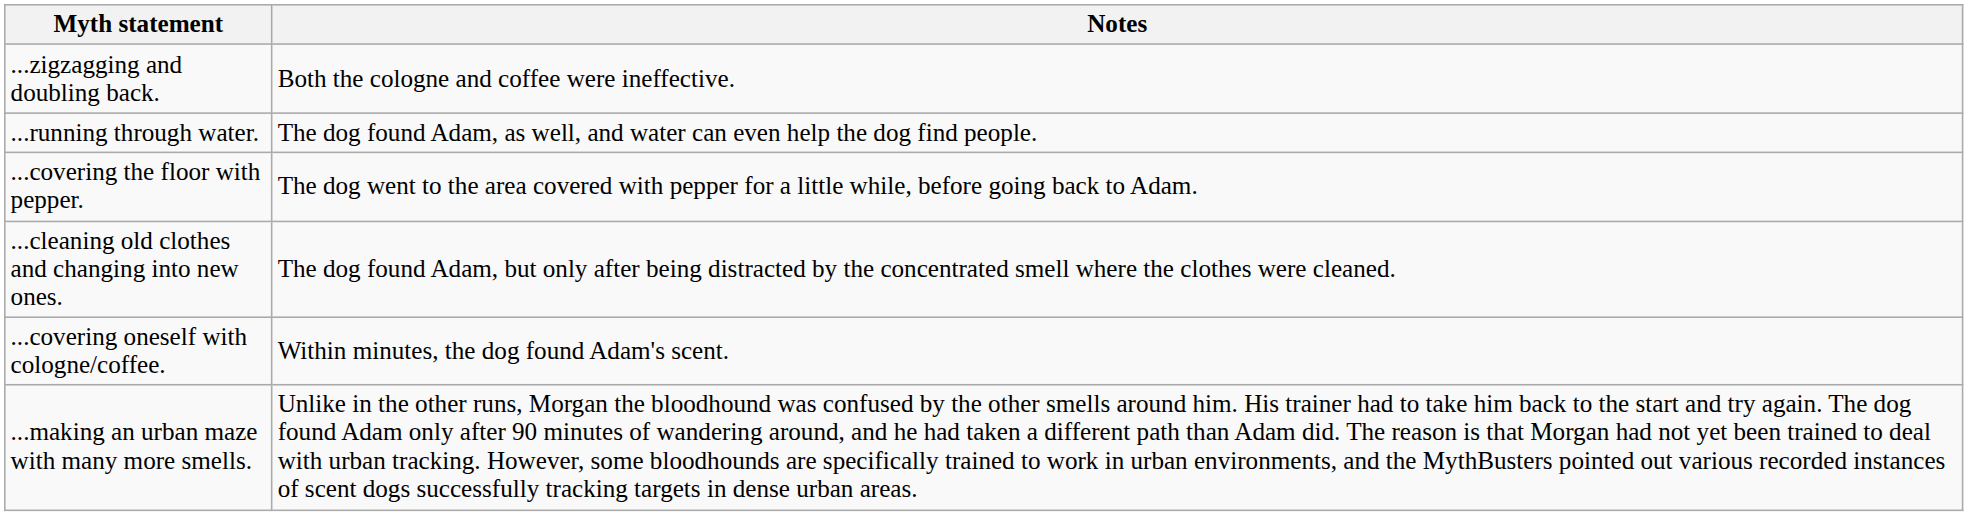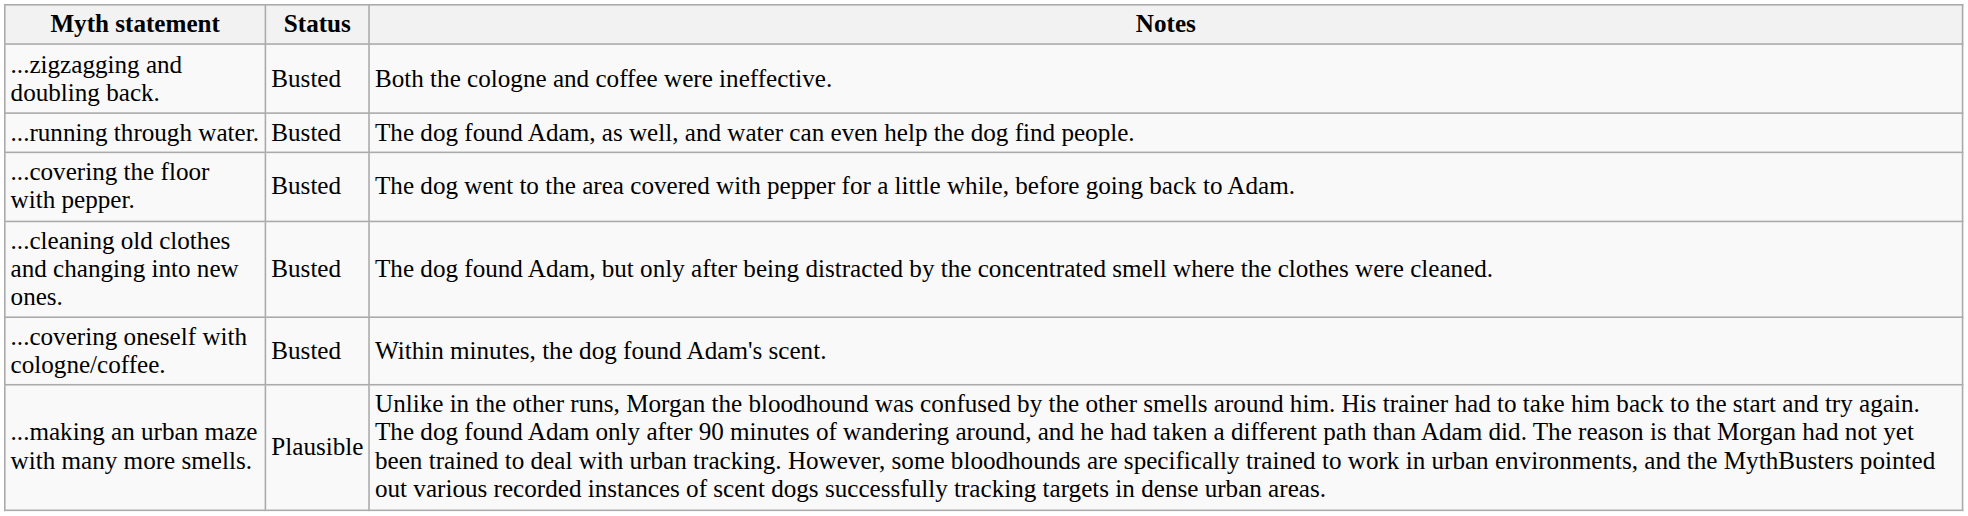+ column: (317, 24)
